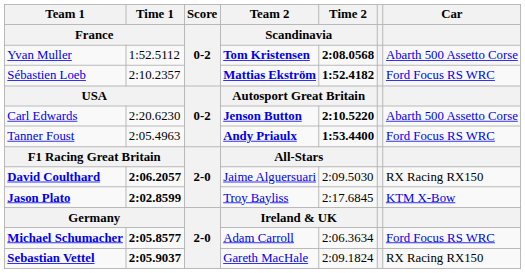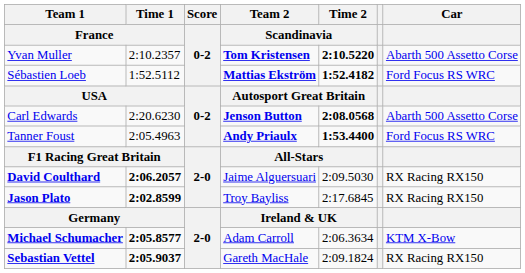(154, 55) 1:52.5112 -> (155, 55) 2:10.2357
(348, 55) 2:08.0568 -> (348, 55) 2:10.5220
(155, 75) 2:10.2357 -> (154, 75) 1:52.5112
(348, 116) 2:10.5220 -> (348, 116) 2:08.0568
(421, 197) KTM X-Bow -> (435, 197) RX Racing RX150
(440, 237) Ford Focus RS WRC -> (421, 237) KTM X-Bow
